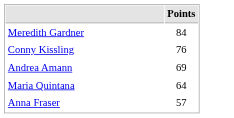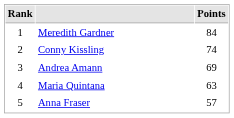+ column: (20, 14)
(181, 50) 76 -> (211, 50) 74
(181, 85) 64 -> (211, 85) 63
